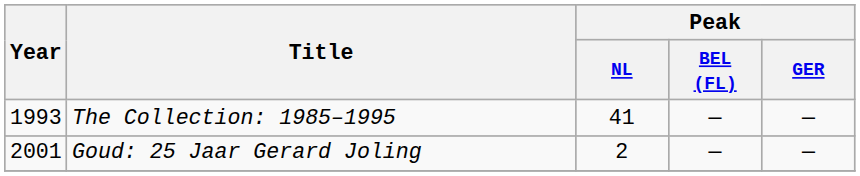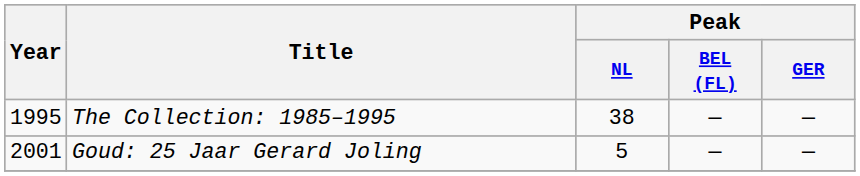(36, 118) 1993 -> (36, 118) 1995
(622, 118) 41 -> (622, 118) 38
(622, 153) 2 -> (622, 153) 5
